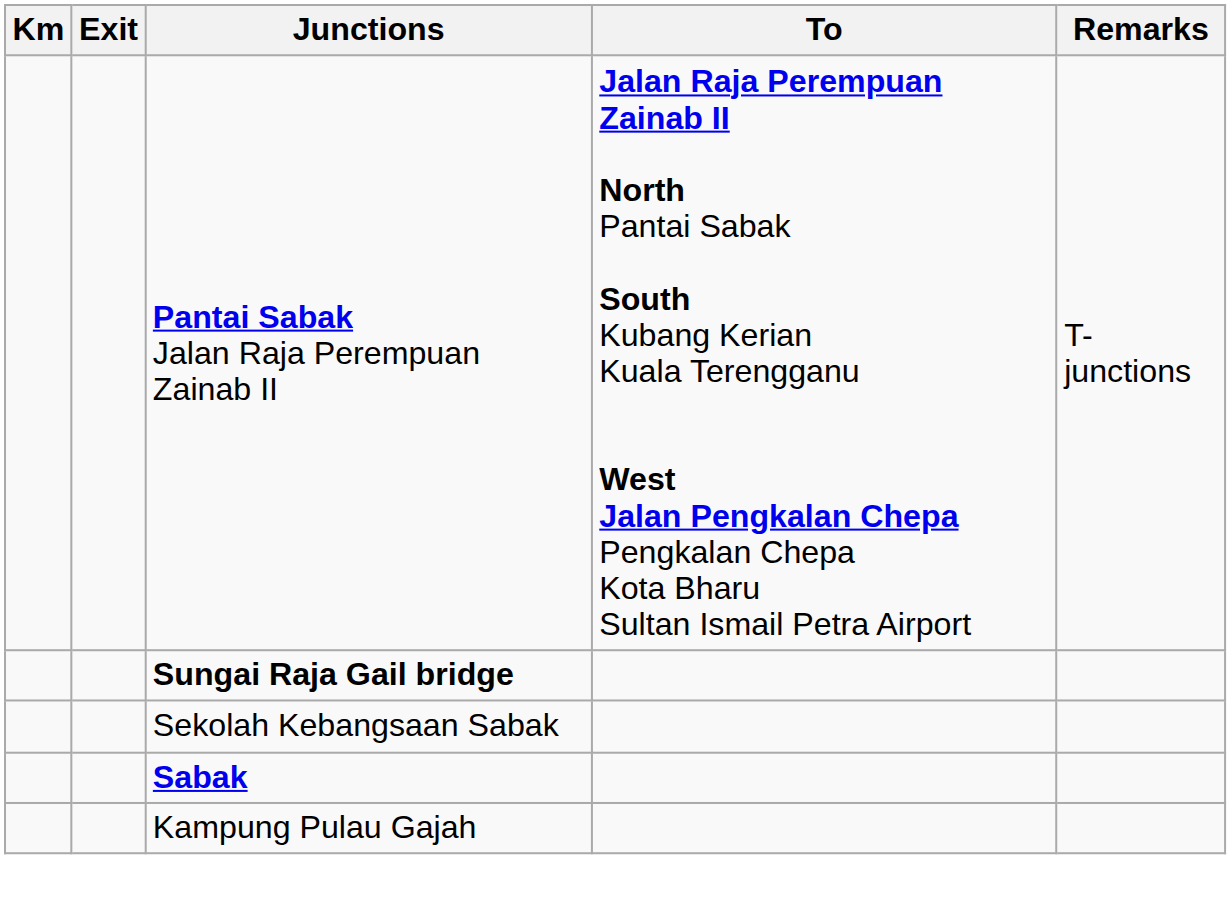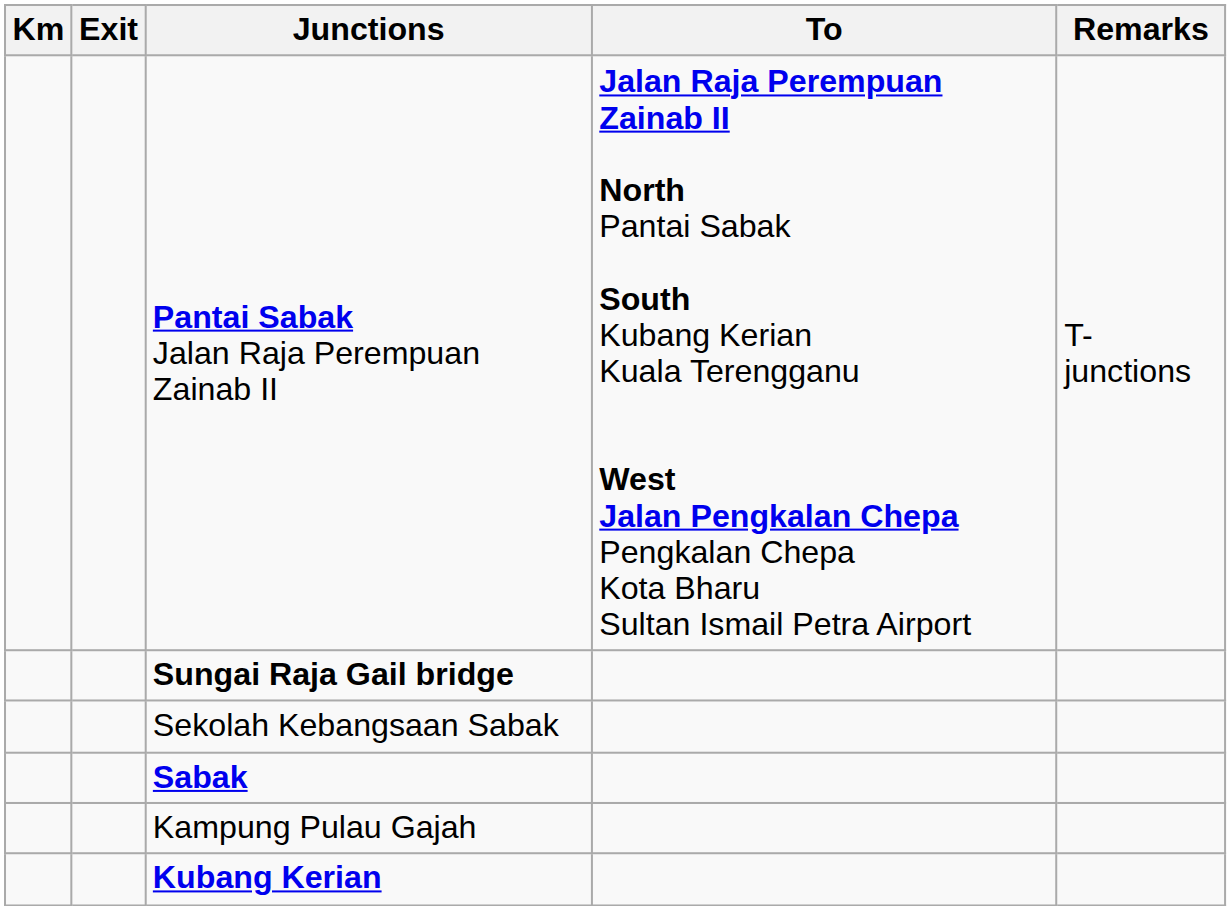+ row: (267, 878)
